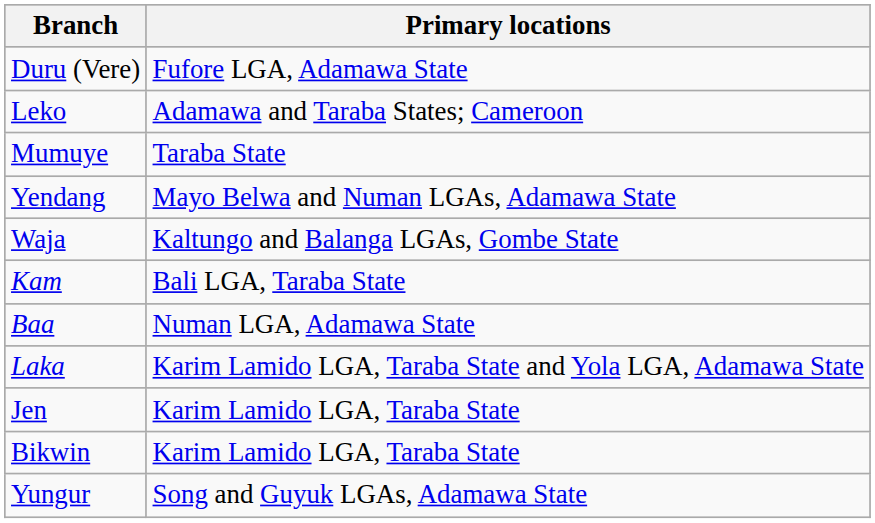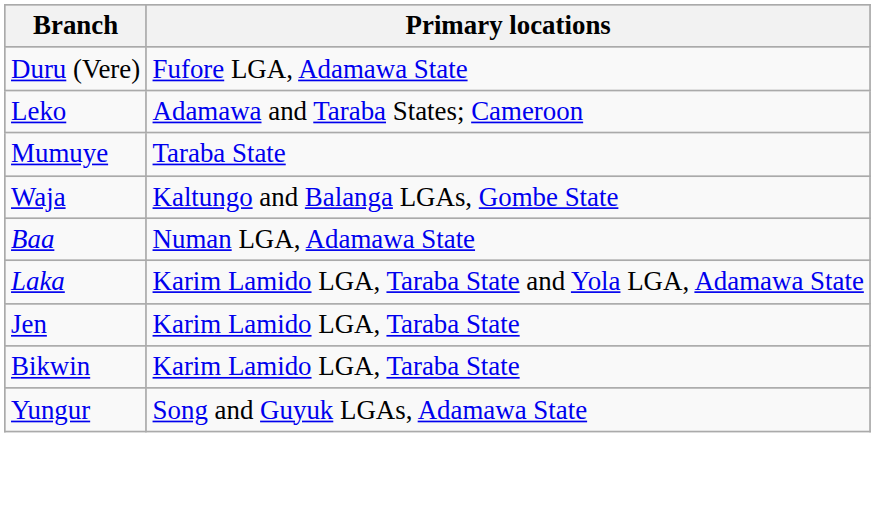- row: (58, 196)
- row: (36, 281)
